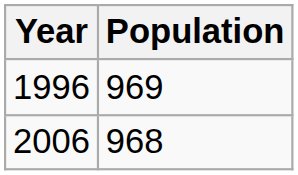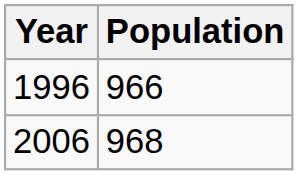(135, 86) 969 -> (135, 86) 966
